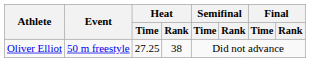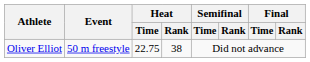(147, 49) 27.25 -> (147, 49) 22.75
